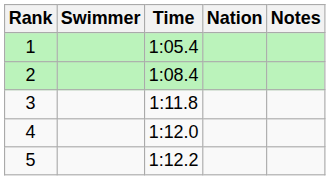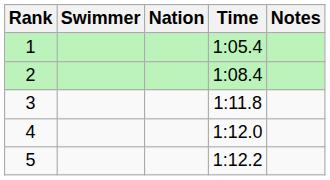columns swapped: (235, 18) <-> (174, 18)
